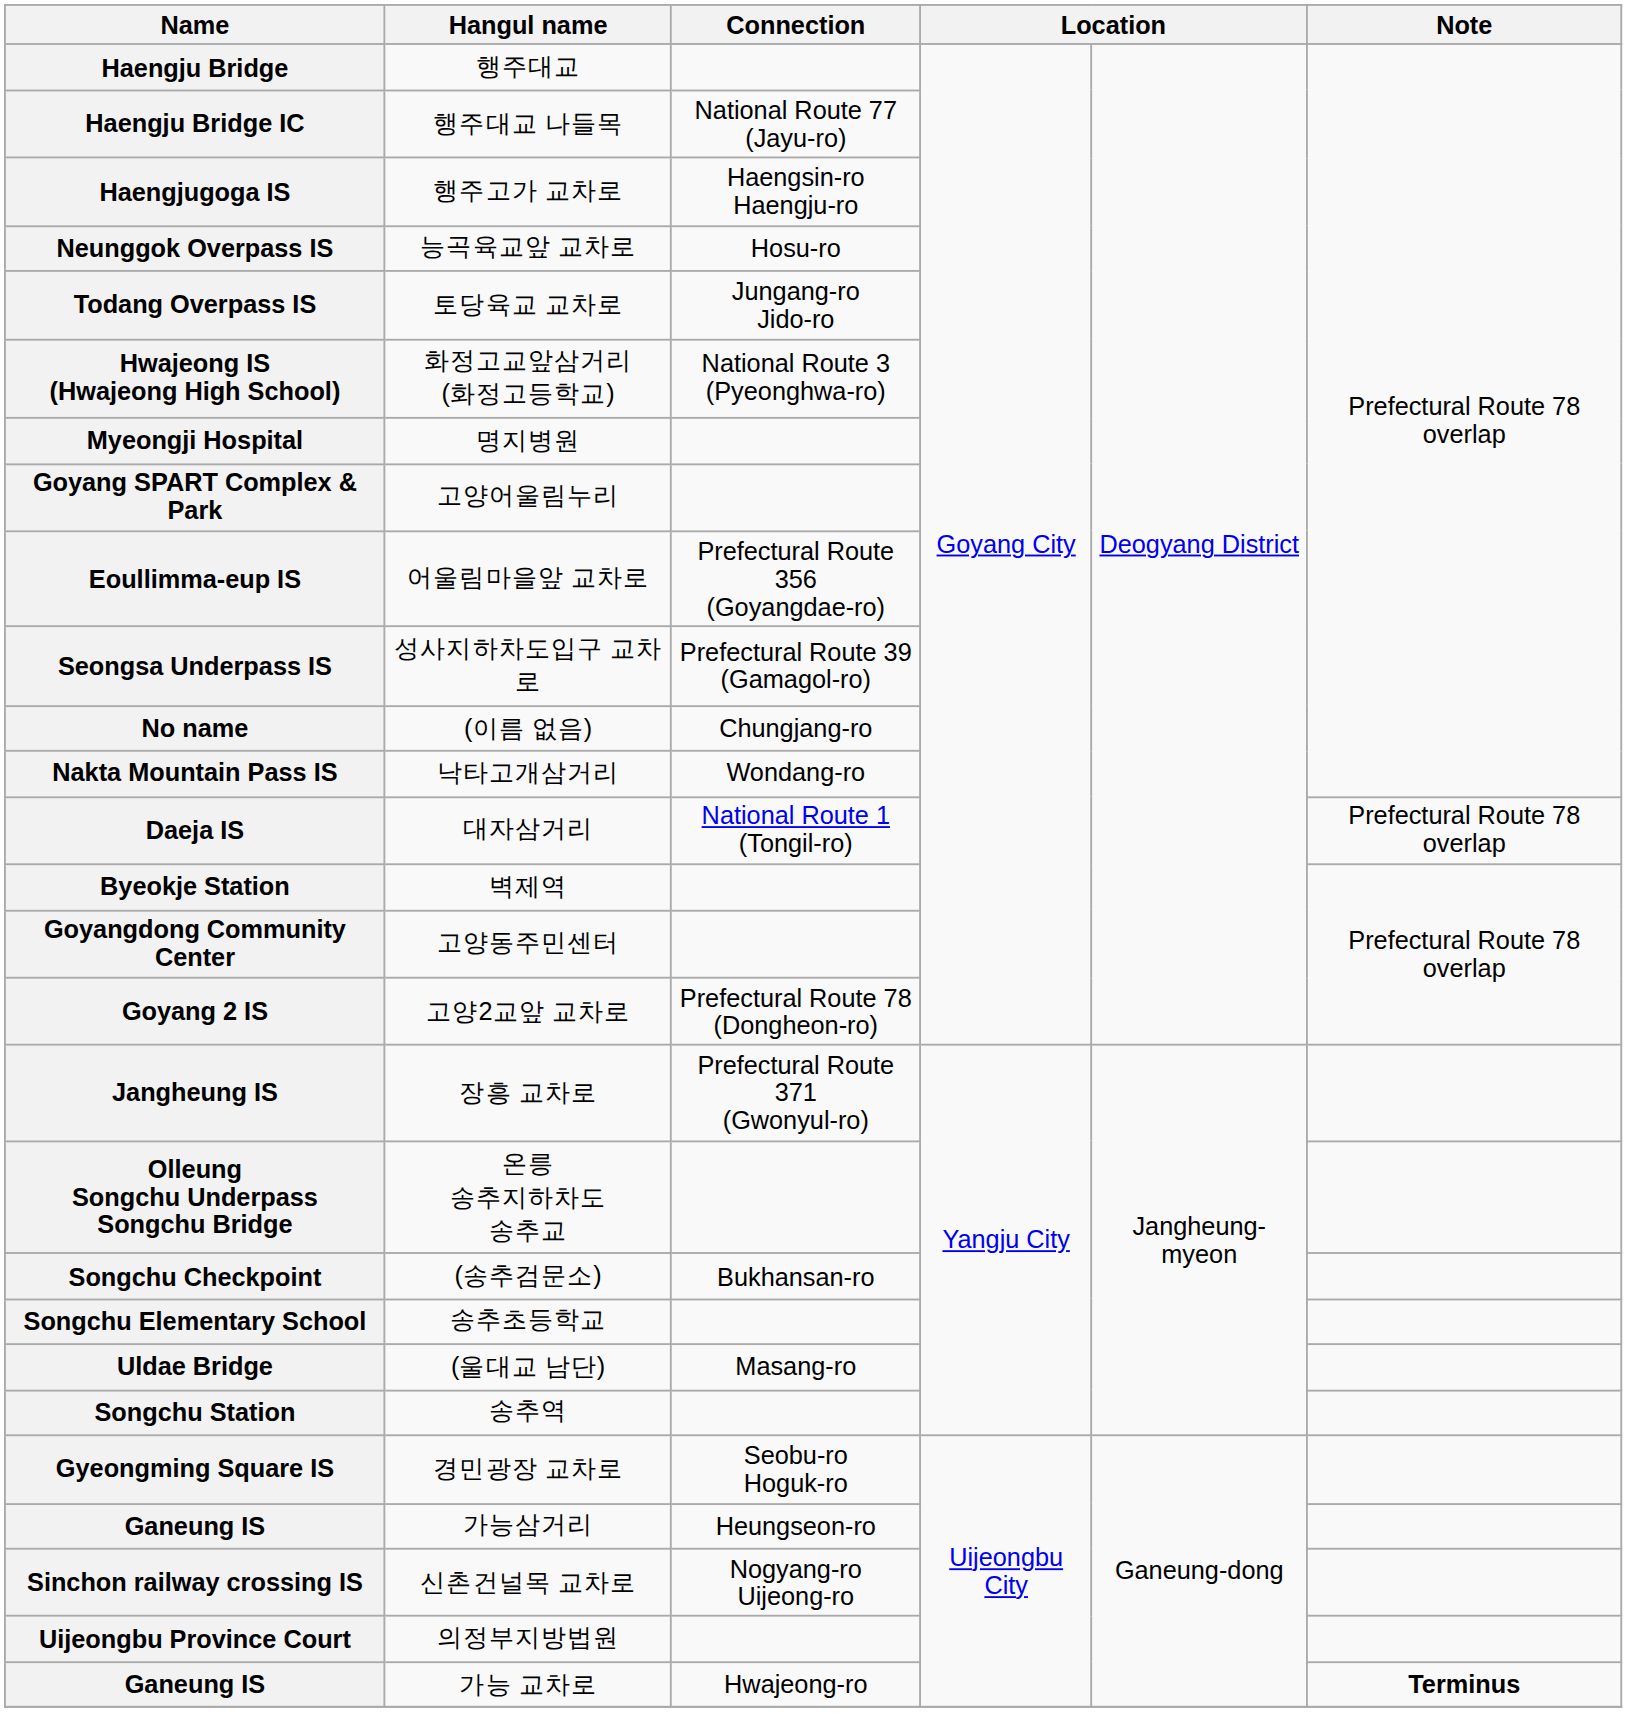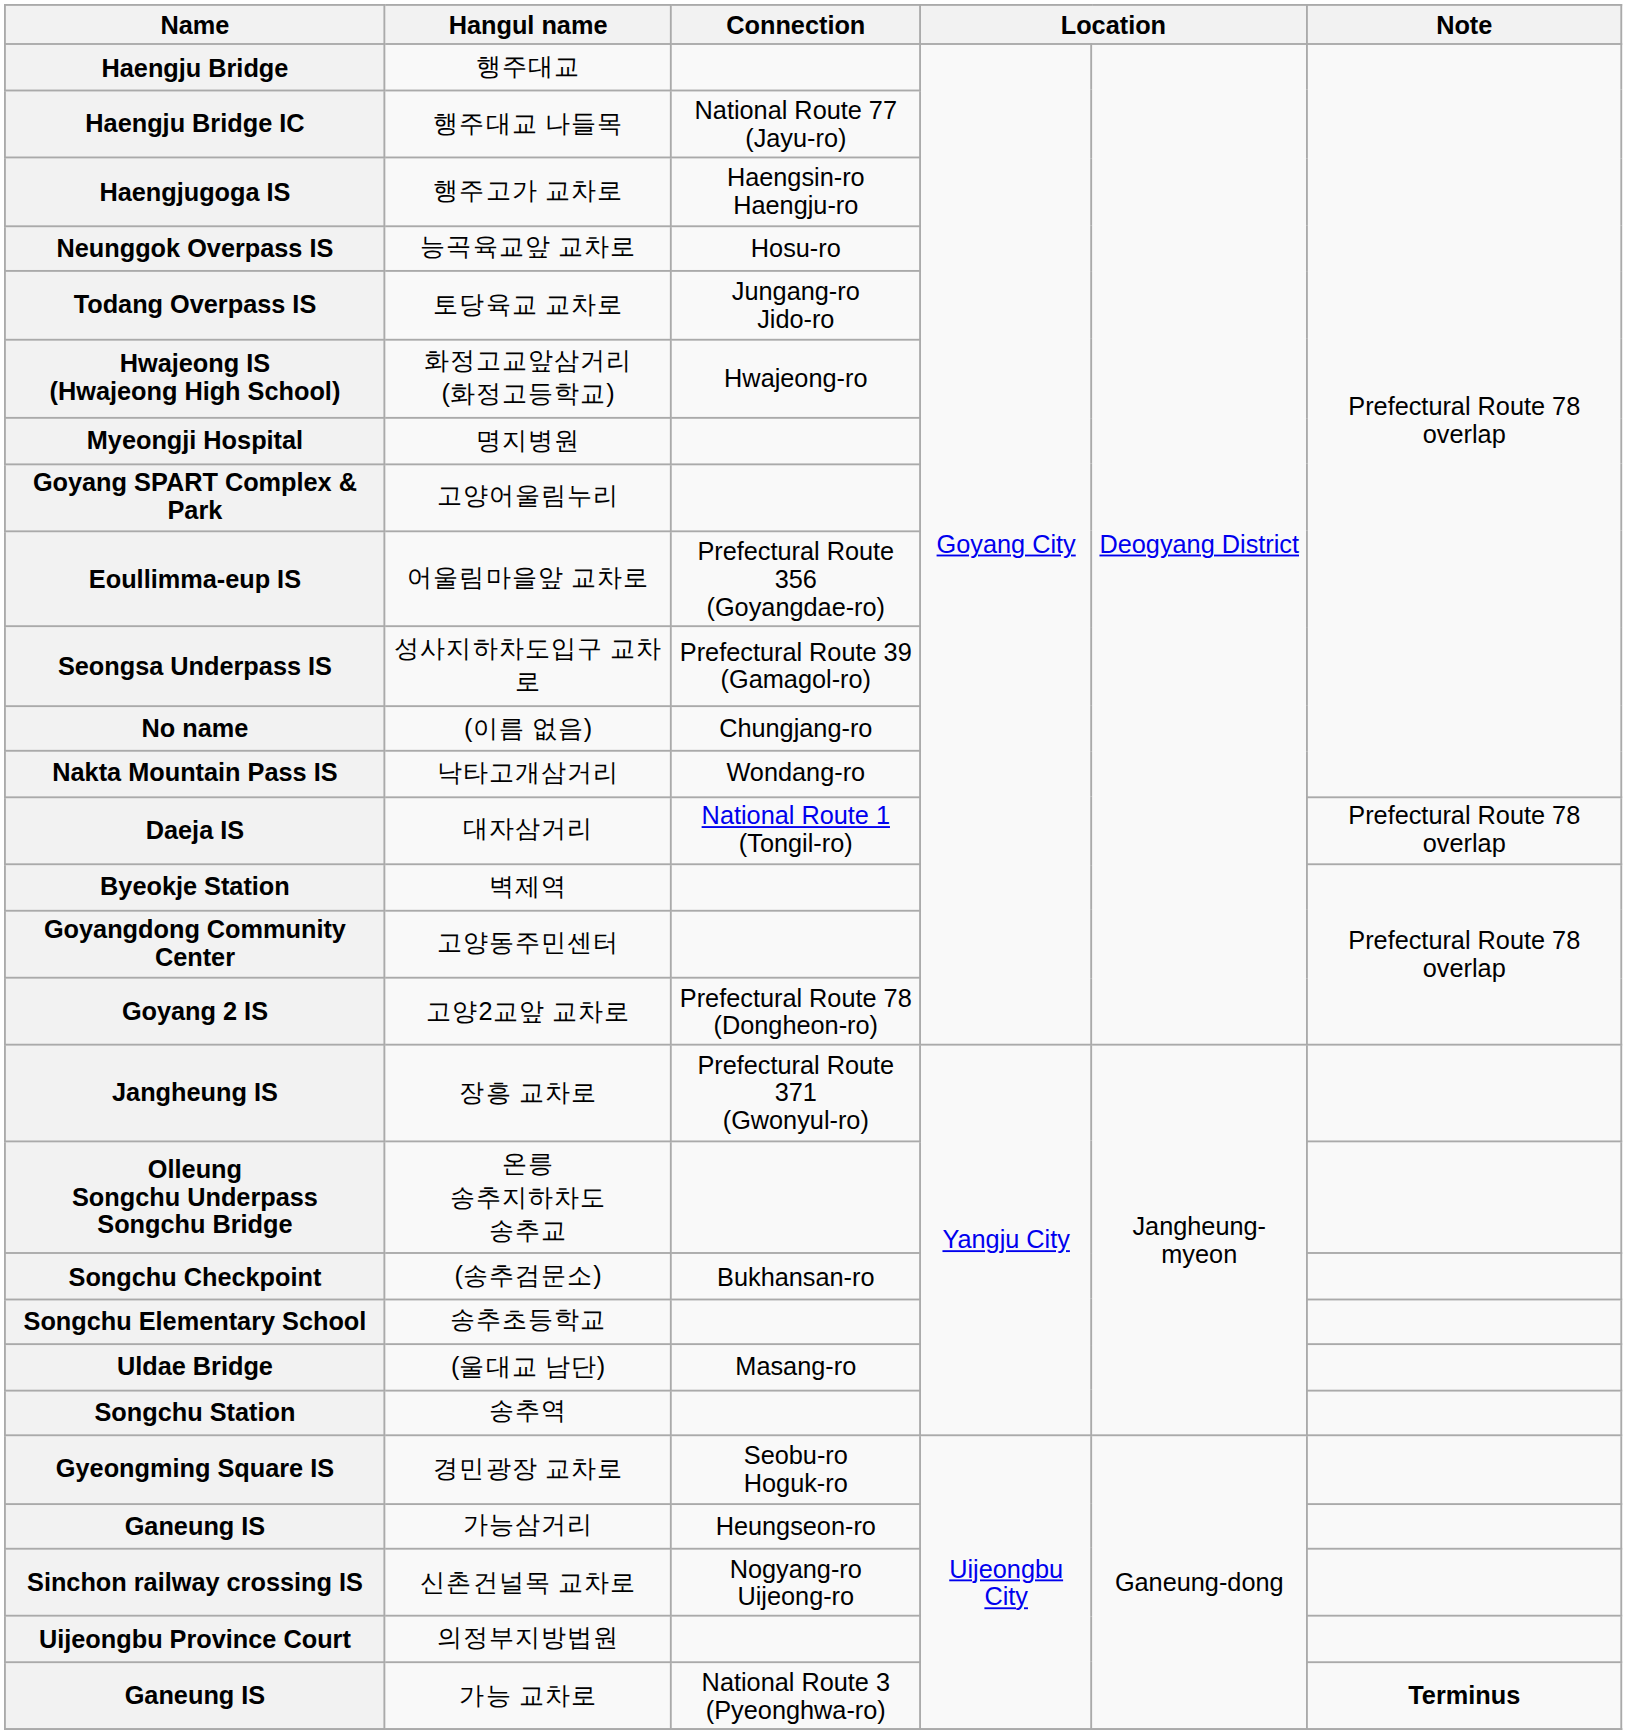(796, 378) National Route 3 (Pyeonghwa-ro) -> (796, 378) Hwajeong-ro
(796, 1684) Hwajeong-ro -> (796, 1695) National Route 3 (Pyeonghwa-ro)
